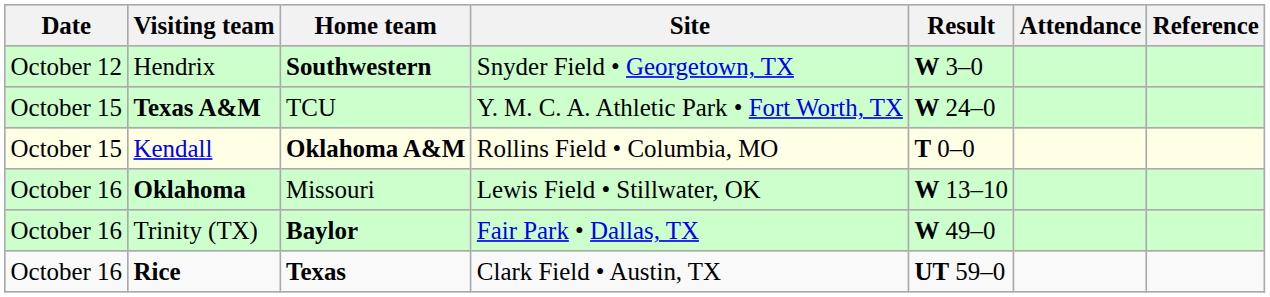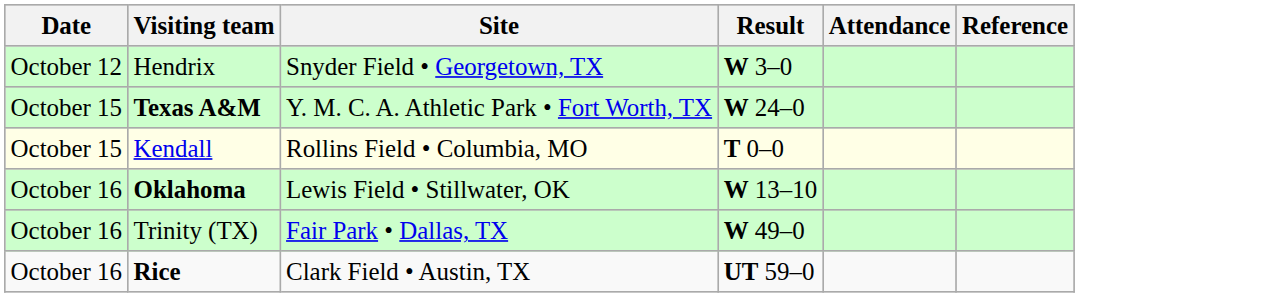- column: (376, 25)
